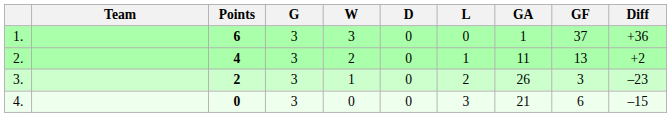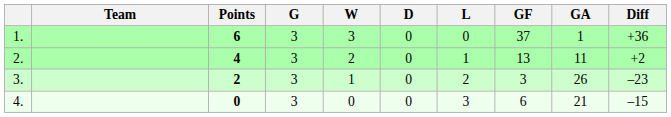columns swapped: (580, 15) <-> (523, 15)
